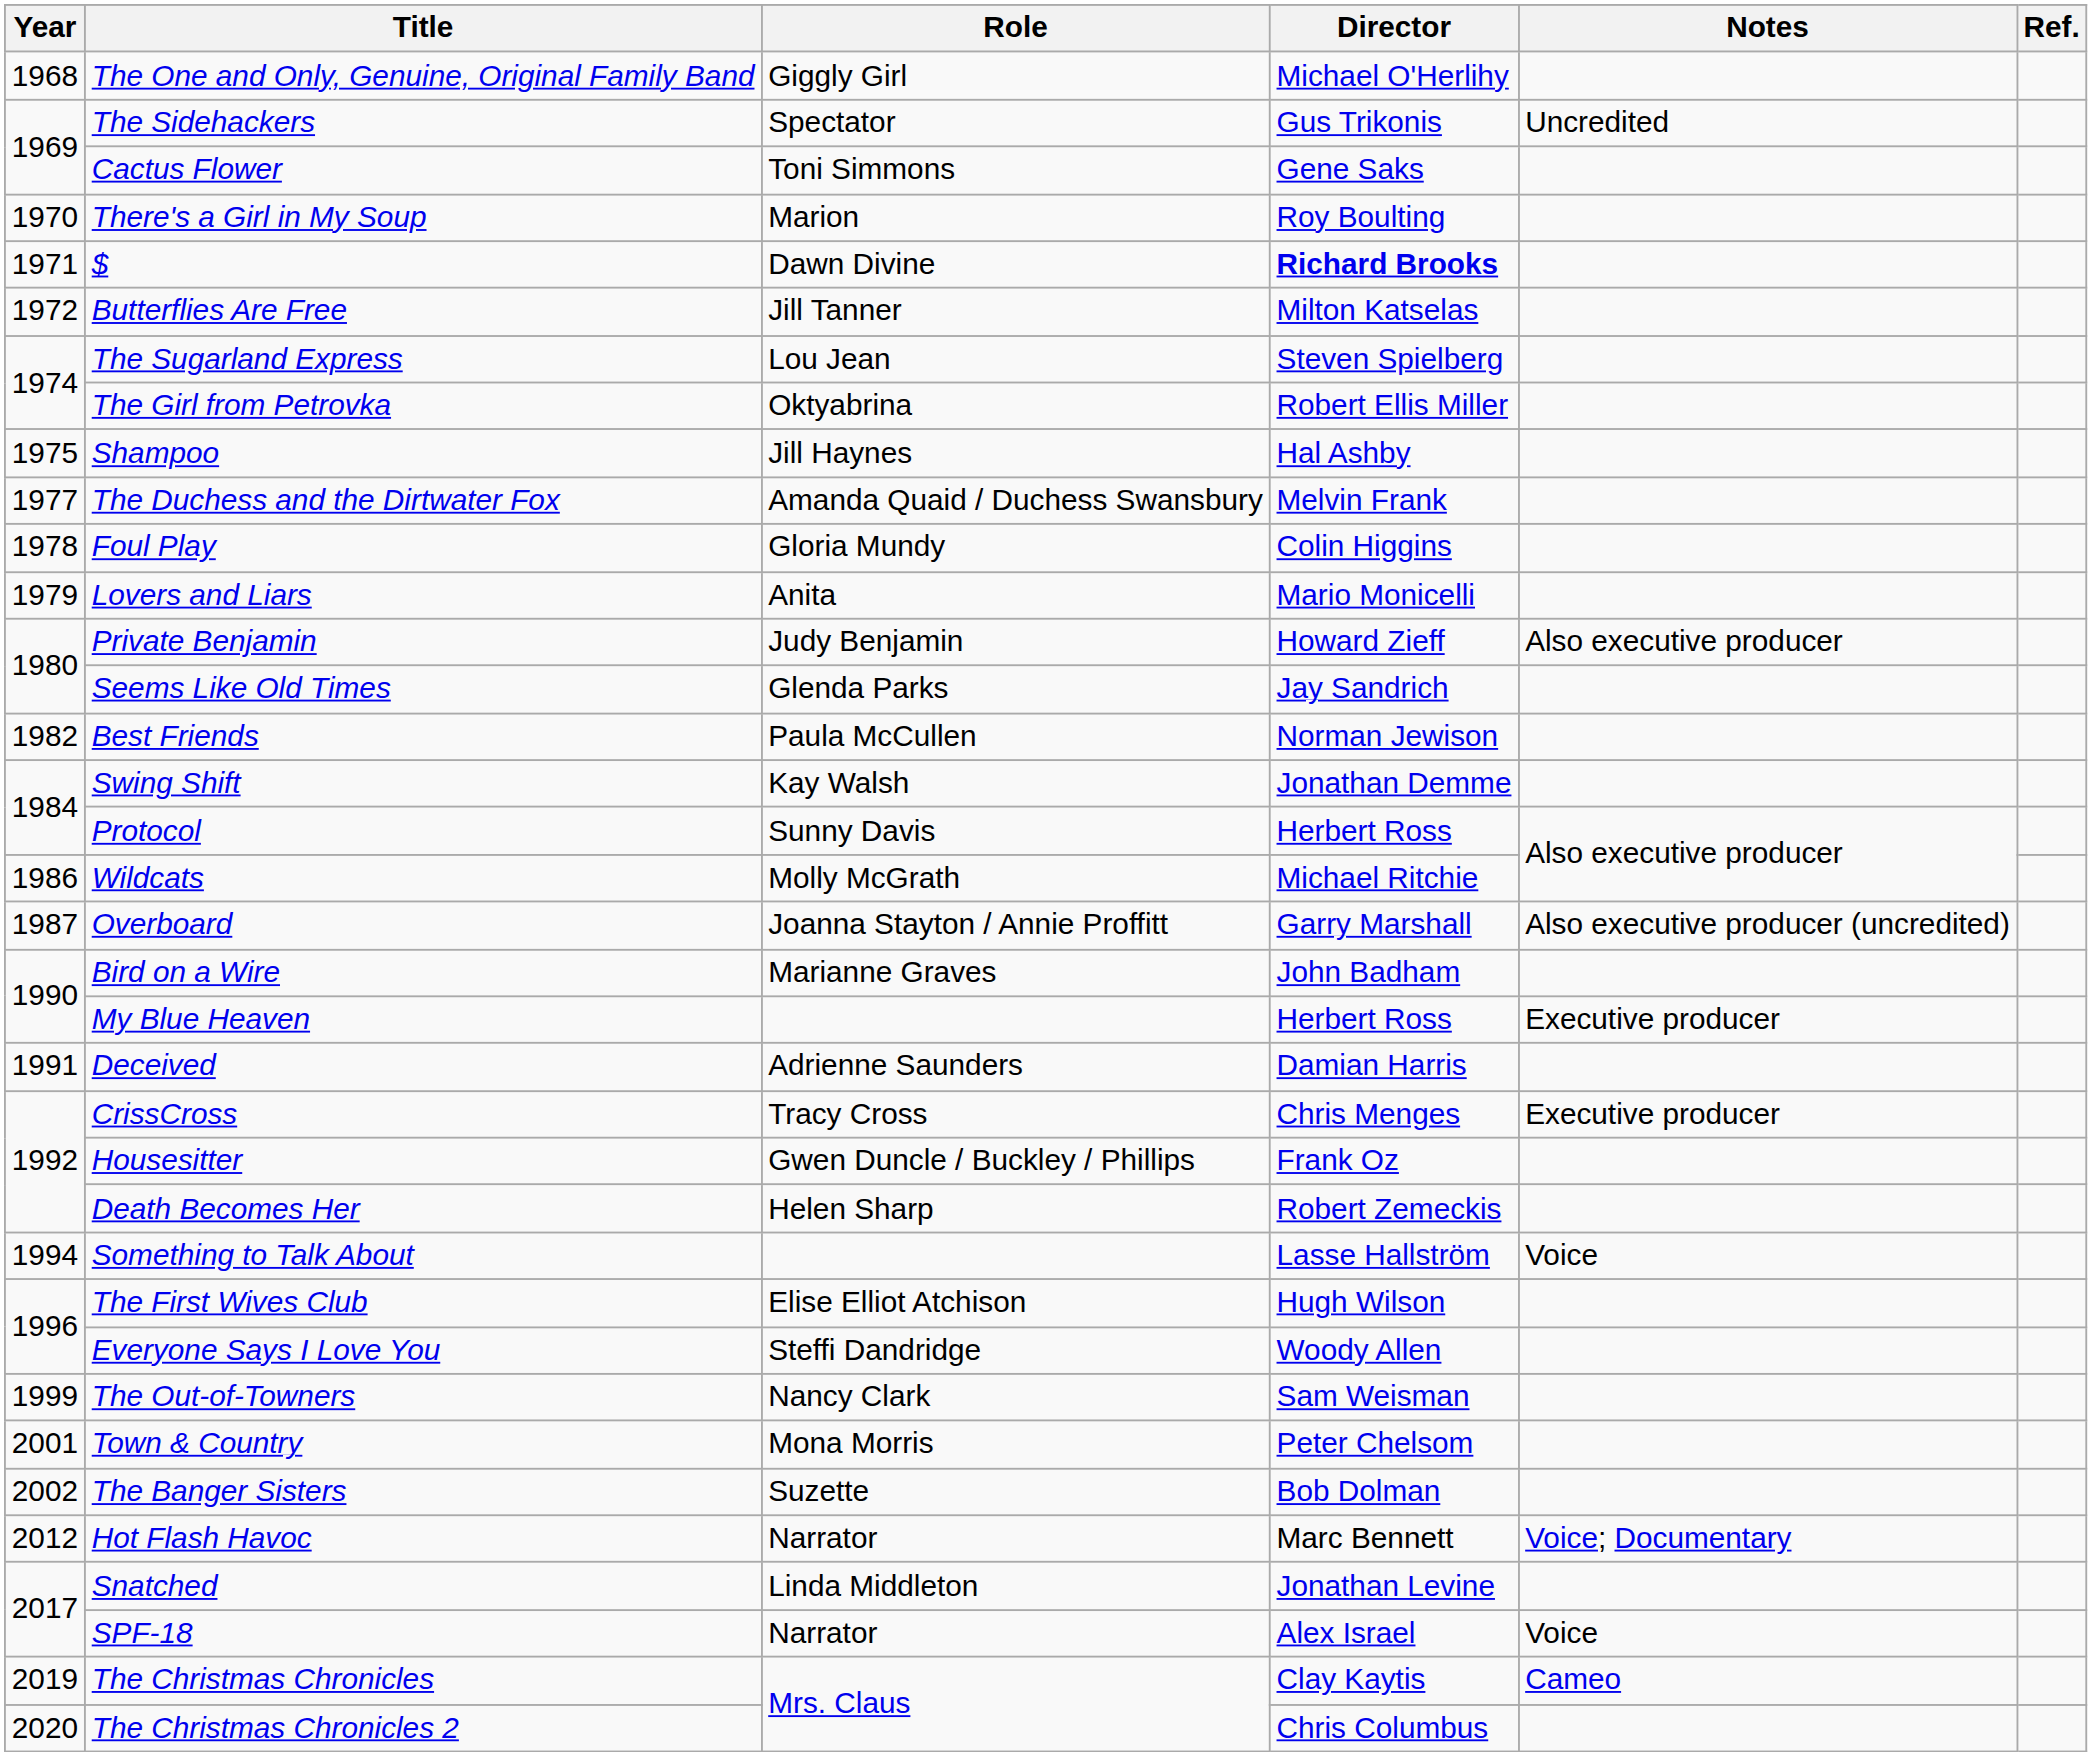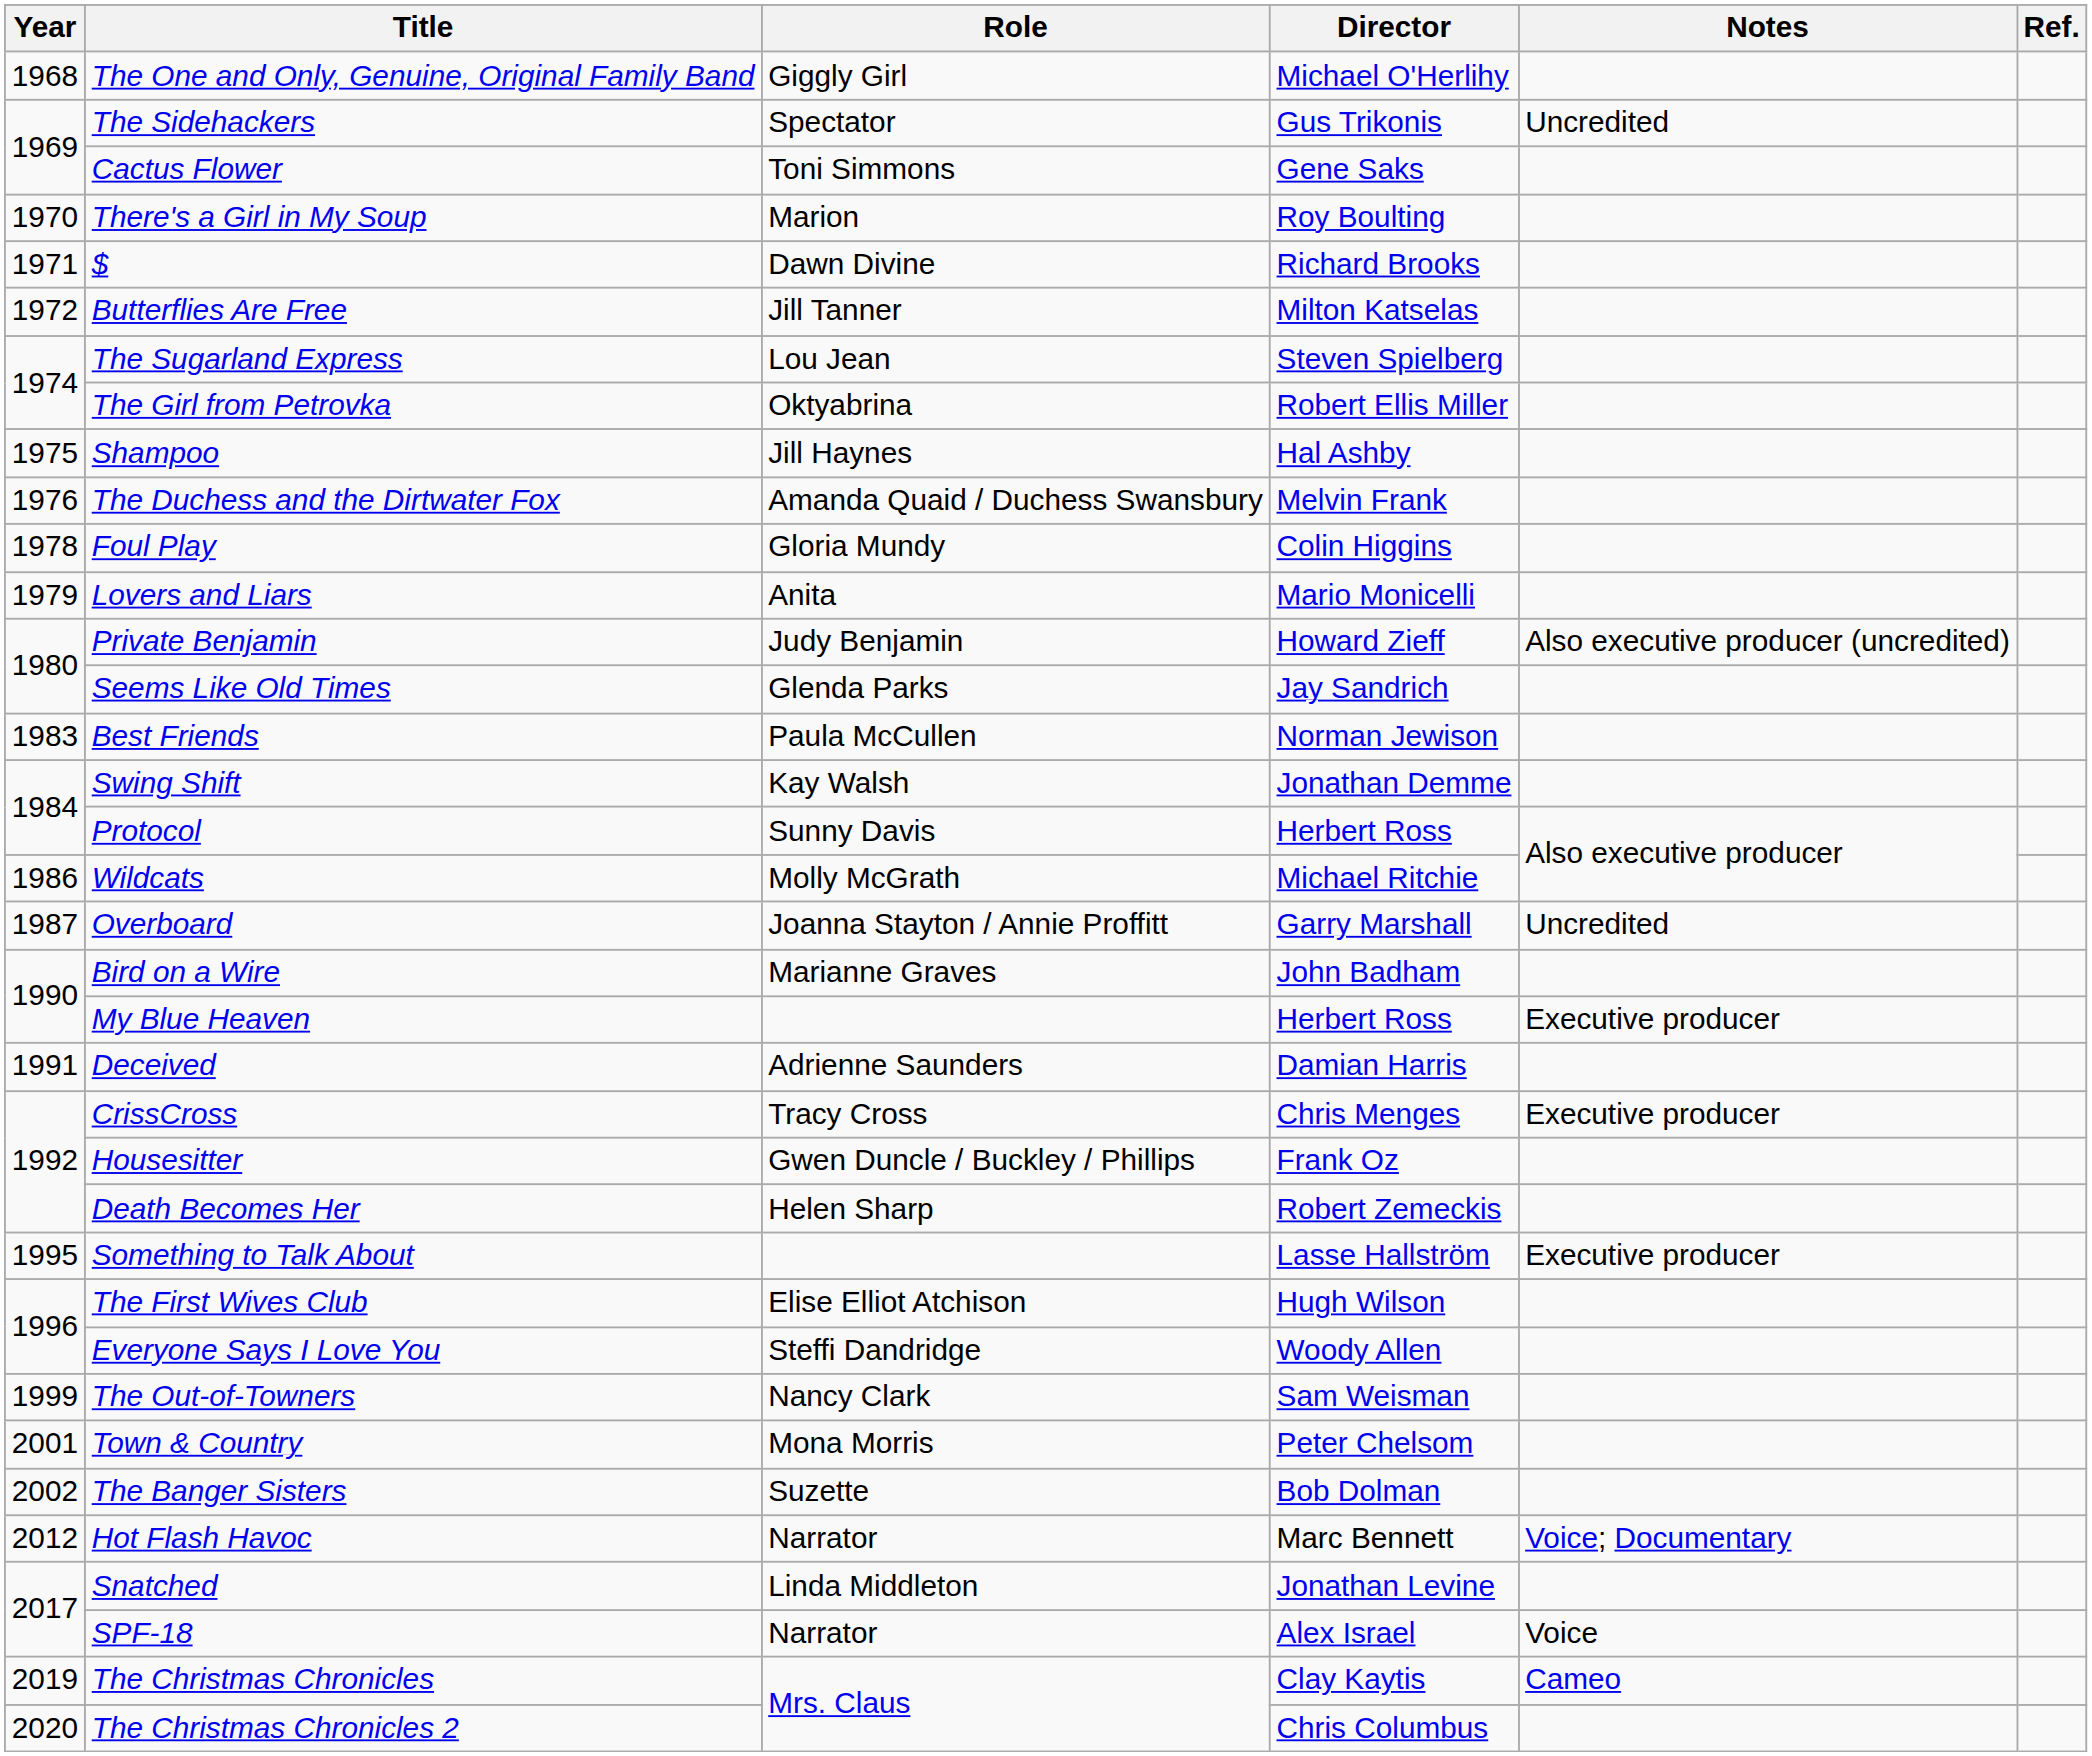(1387, 264) bold -> (1378, 264) normal
(45, 500) 1977 -> (45, 500) 1976
(1684, 641) Also executive producer -> (1767, 641) Also executive producer (uncredited)
(45, 736) 1982 -> (45, 736) 1983
(1767, 924) Also executive producer (uncredited) -> (1597, 924) Uncredited
(45, 1255) 1994 -> (45, 1255) 1995
(1562, 1255) Voice -> (1653, 1255) Executive producer
